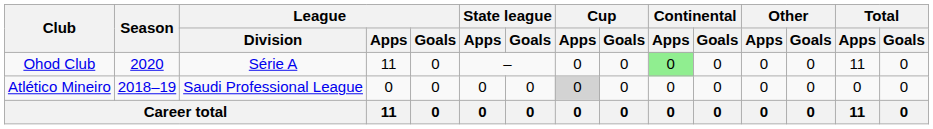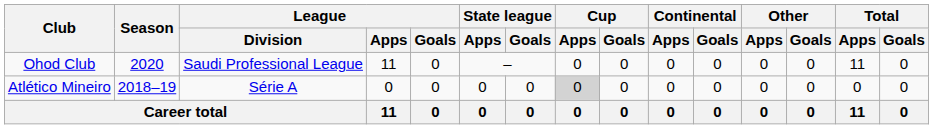(273, 64) Série A -> (273, 64) Saudi Professional League
(671, 64) lightgreen background -> (671, 64) no background
(273, 87) Saudi Professional League -> (273, 87) Série A
